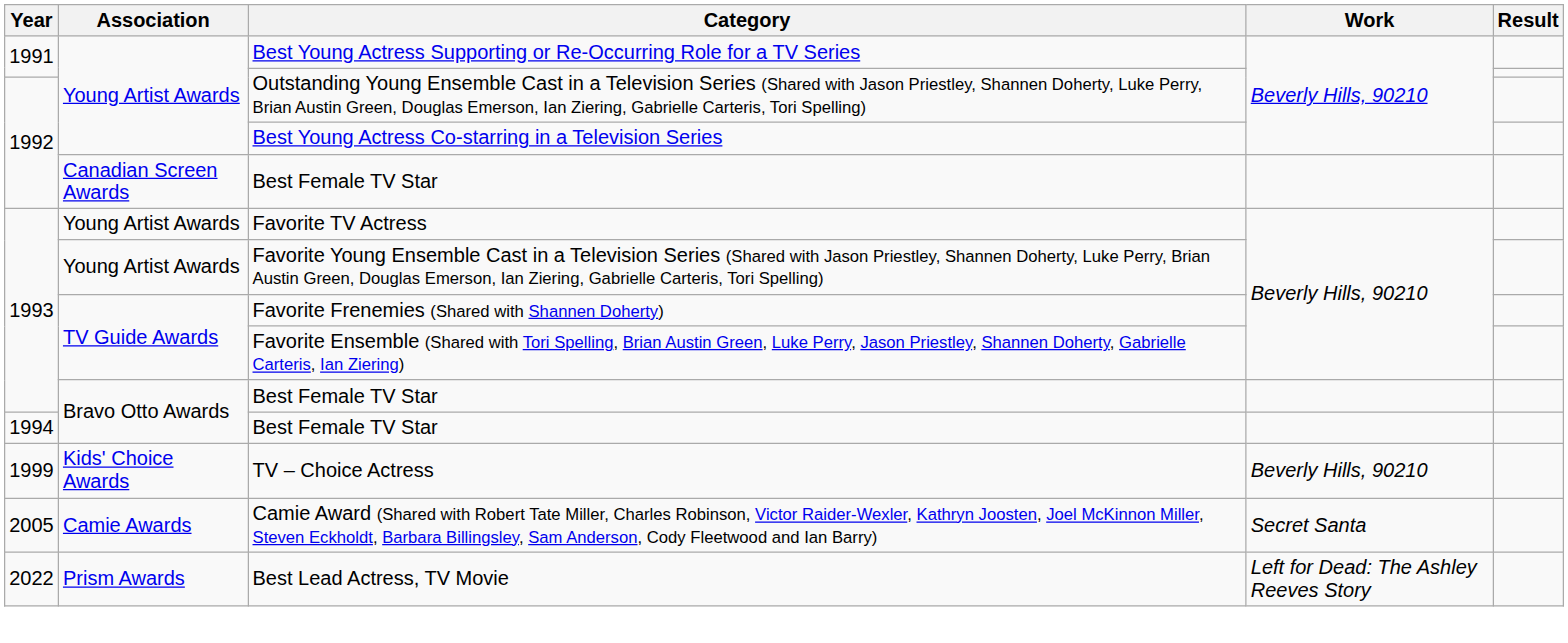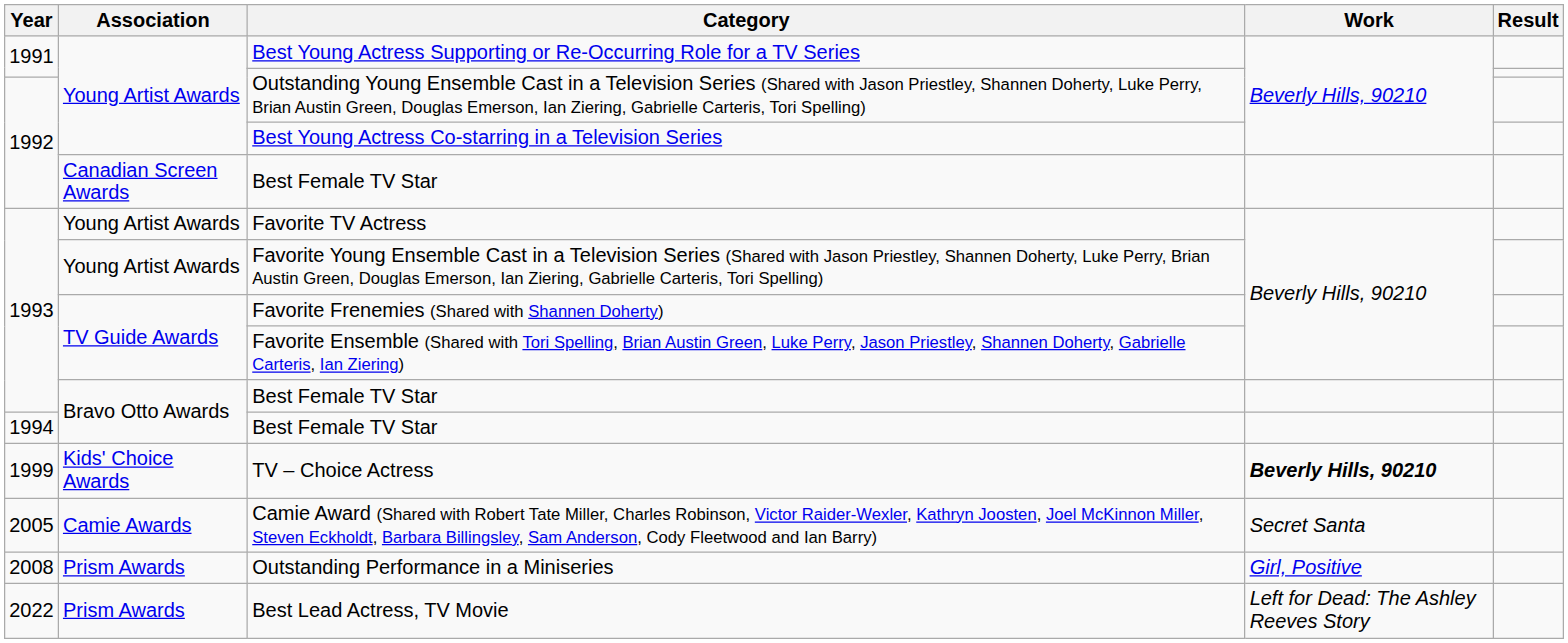(1339, 470) normal -> (1343, 470) bold
+ row: (31, 567)
